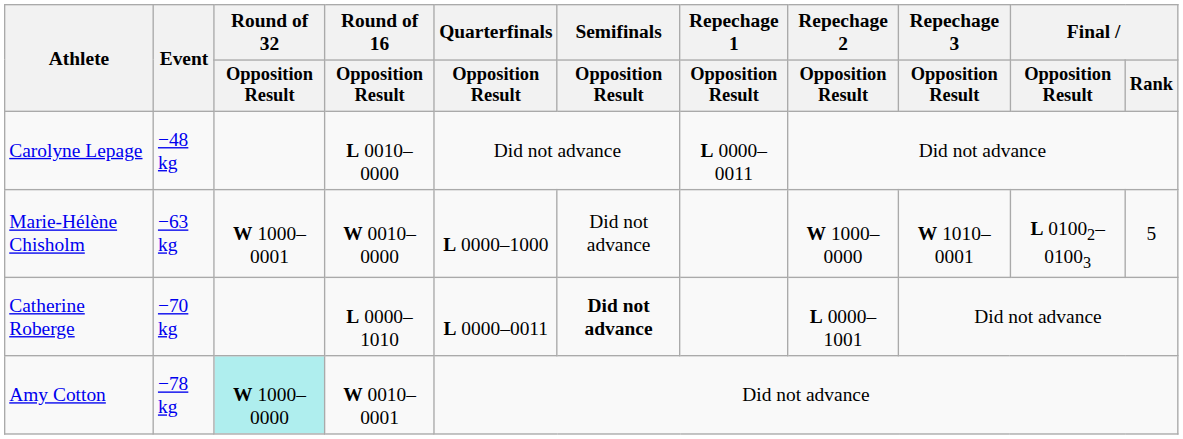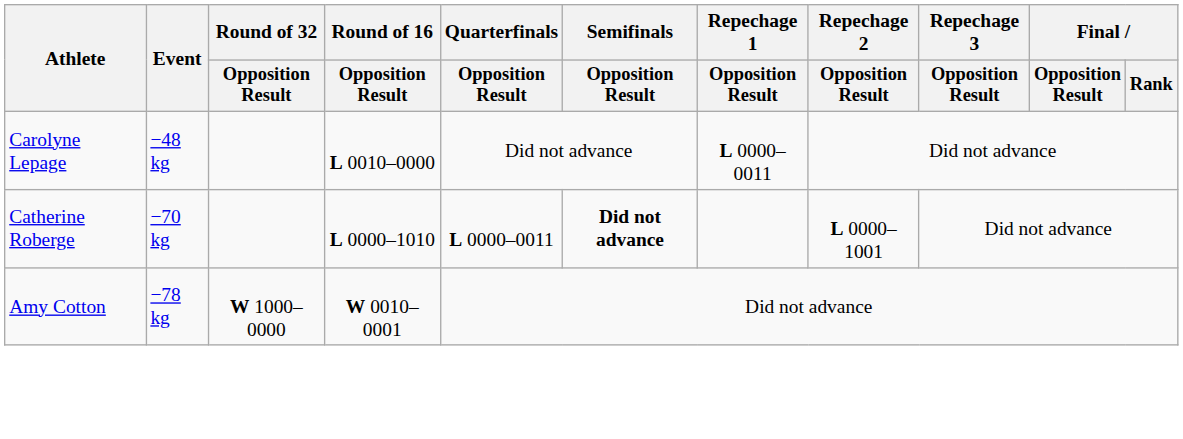- row: (63, 234)
(270, 406) paleturquoise background -> (266, 318) no background
